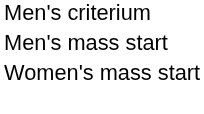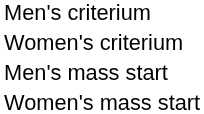+ row: (94, 43)
